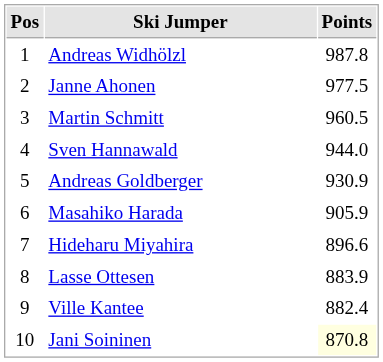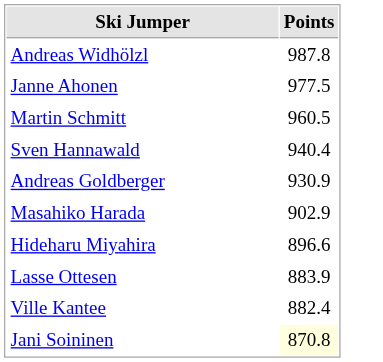- column: (25, 21)
(347, 149) 944.0 -> (309, 149) 940.4
(347, 213) 905.9 -> (309, 213) 902.9
